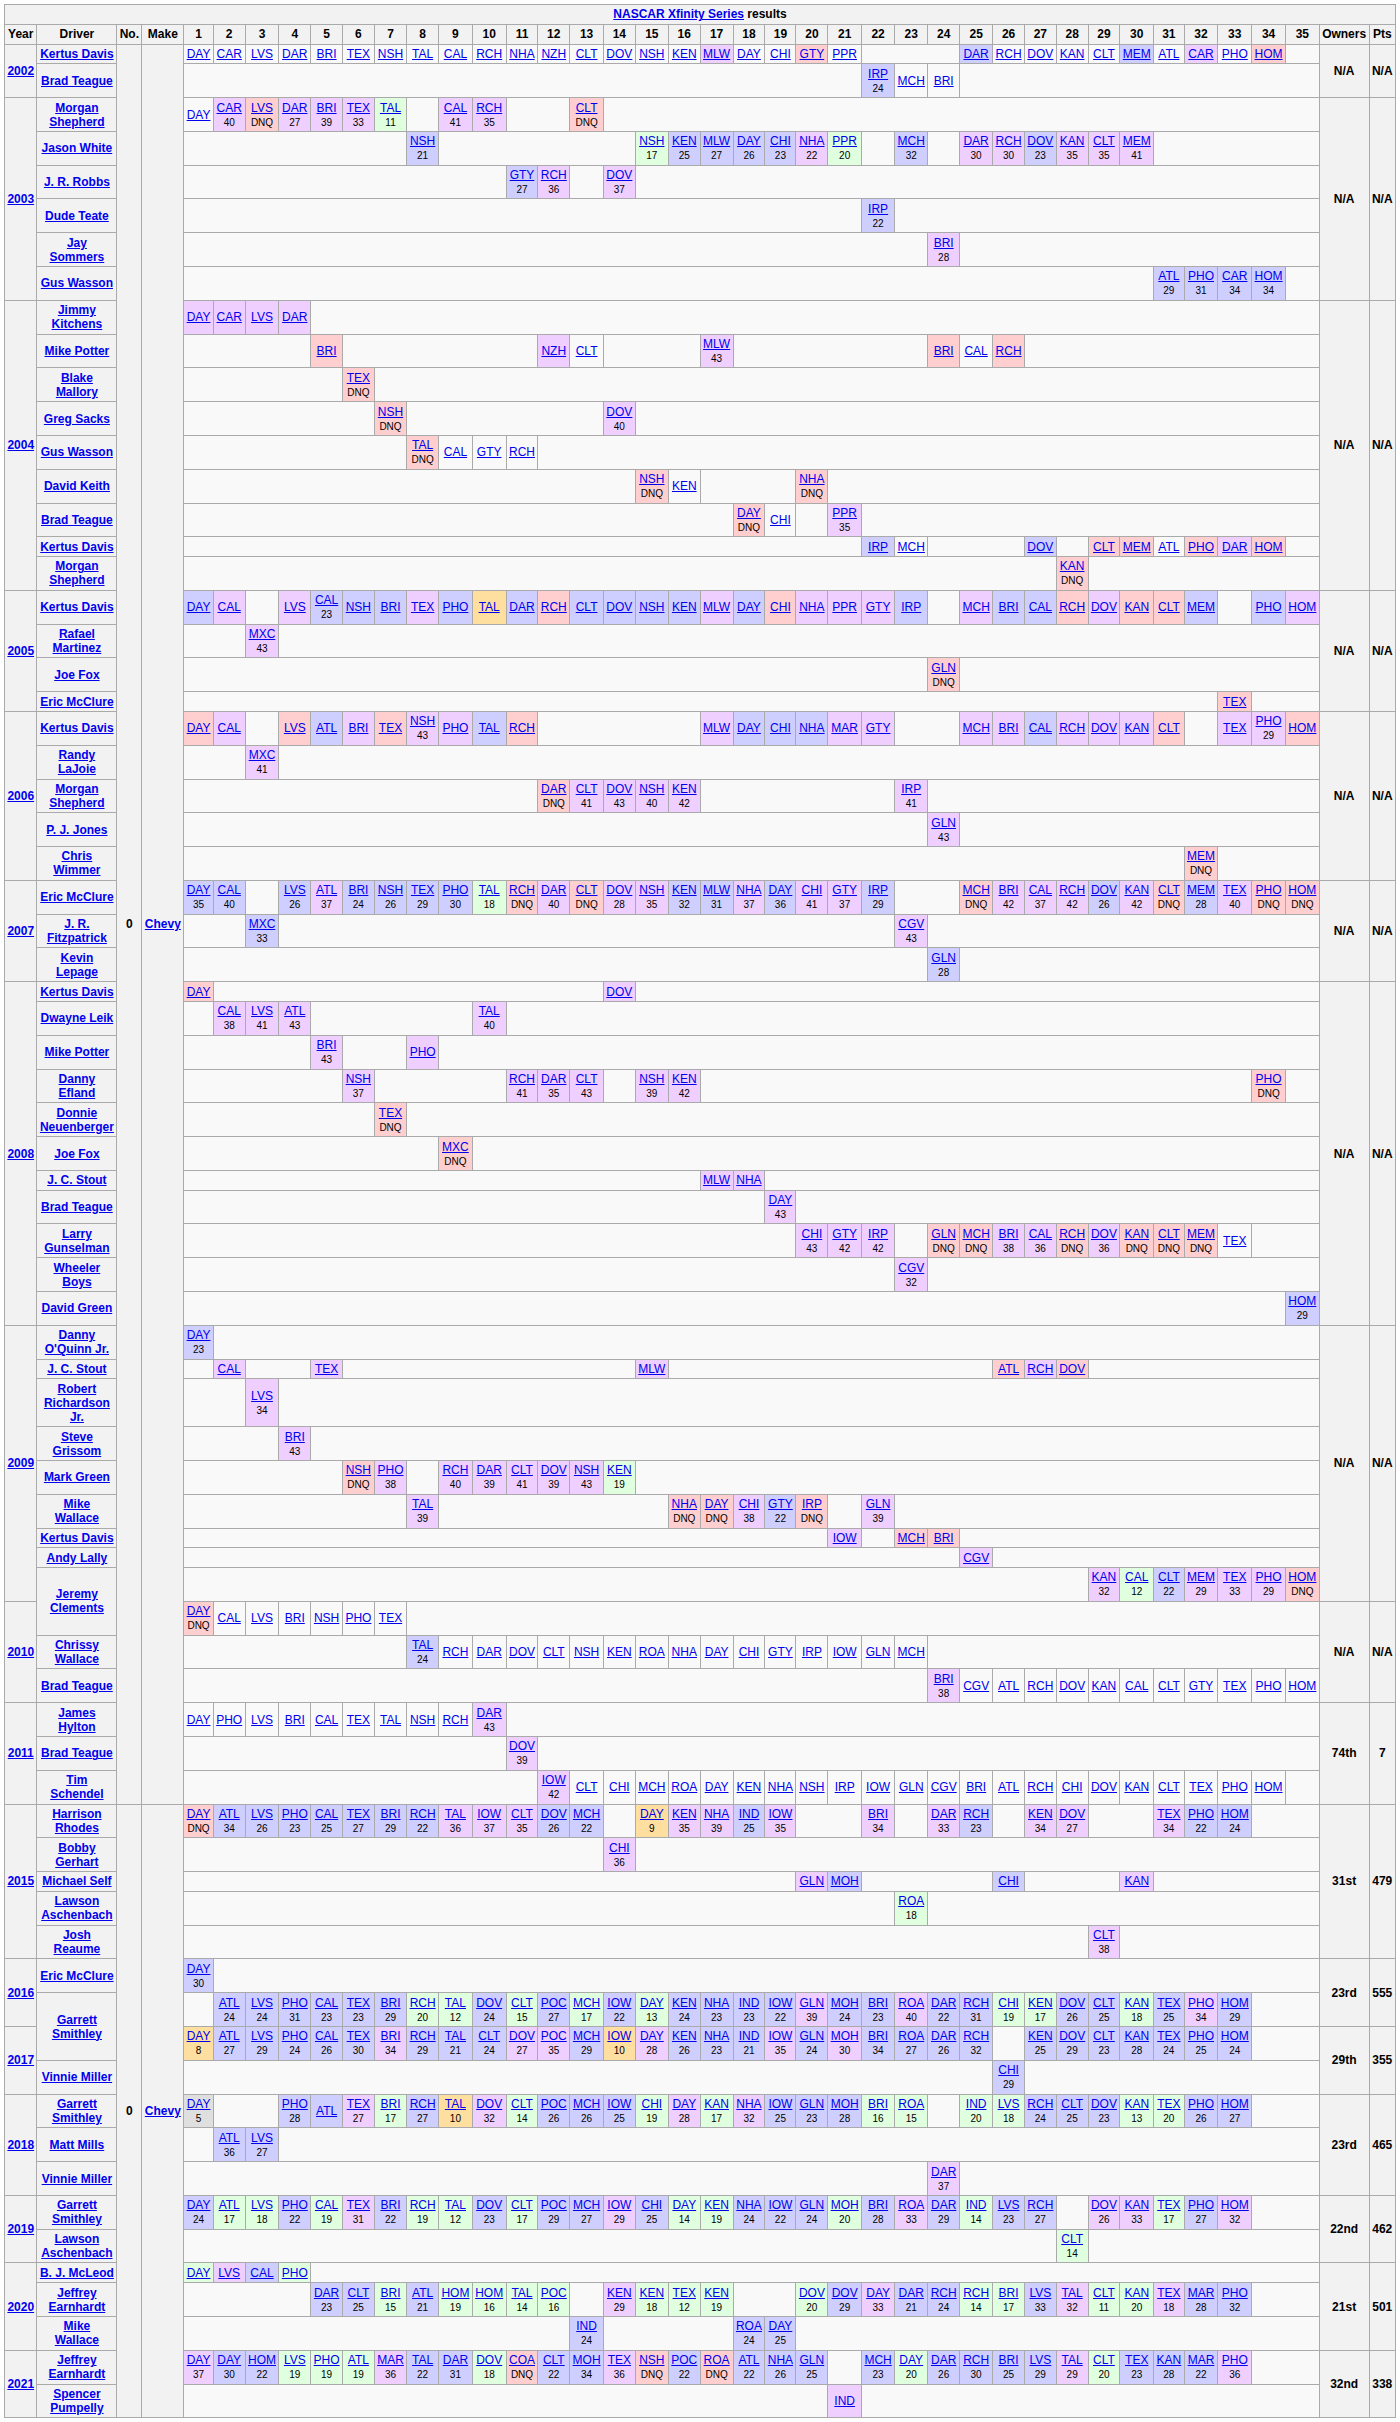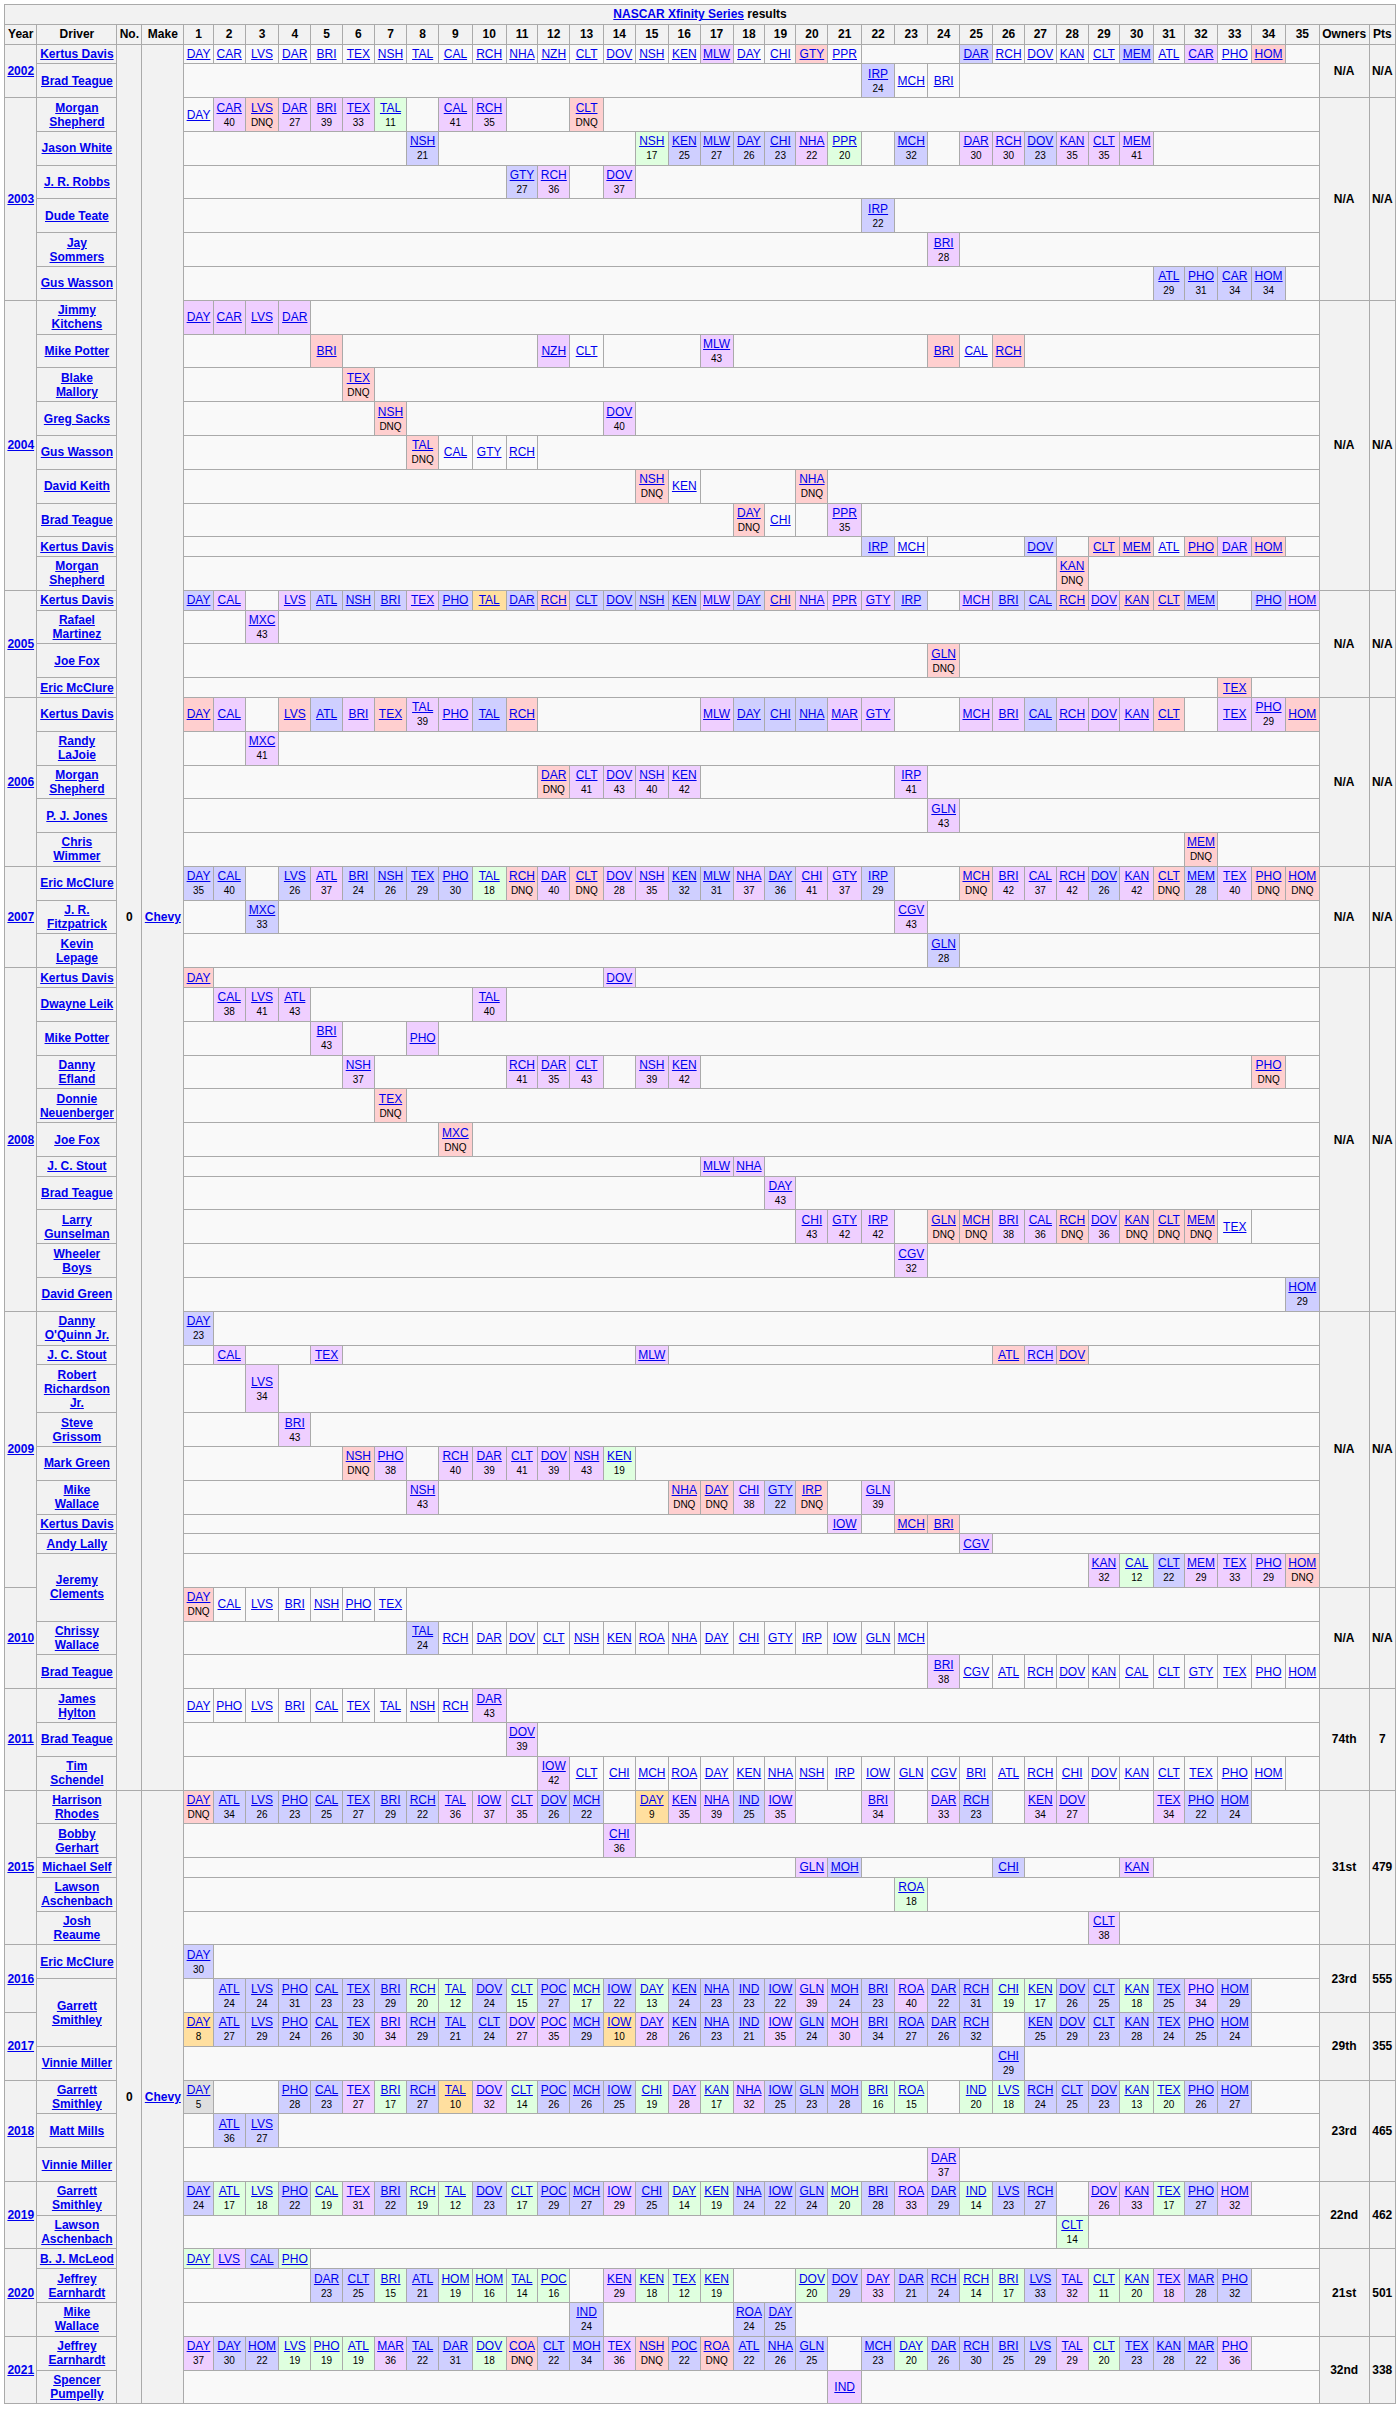(327, 607) CAL 23 -> (327, 600) ATL
(423, 728) NSH 43 -> (423, 714) TAL 39
(423, 1511) TAL 39 -> (423, 1497) NSH 43
(327, 2111) ATL -> (327, 2096) CAL 23
